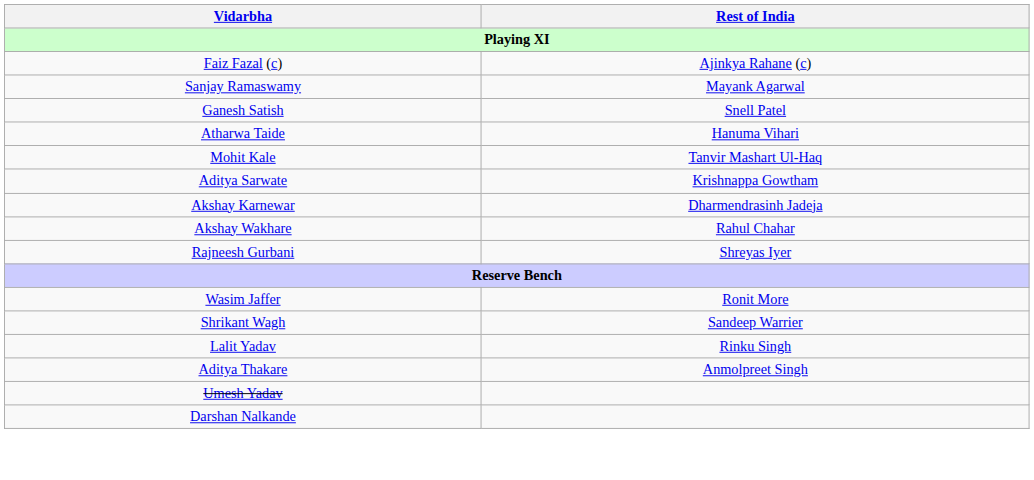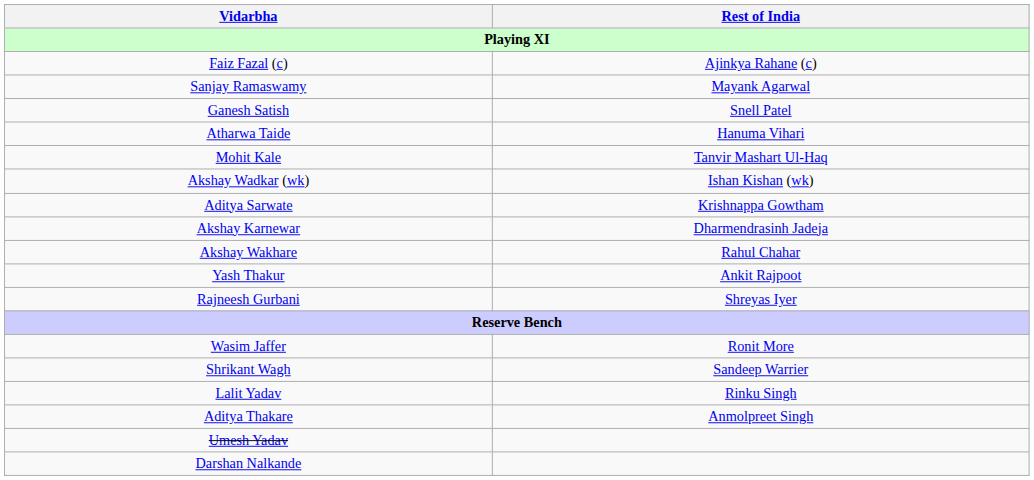+ row: (248, 181)
+ row: (248, 275)
